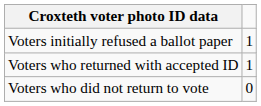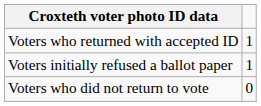rows swapped: (120, 40) <-> (123, 64)
